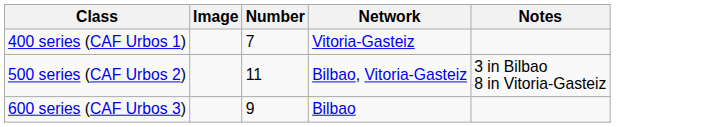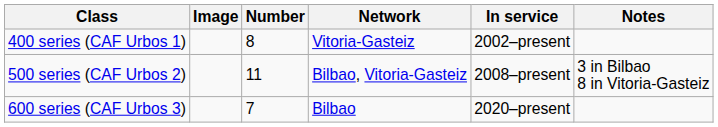+ column: (522, 16)
(250, 41) 7 -> (250, 41) 8
(250, 109) 9 -> (250, 109) 7
